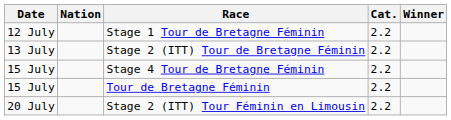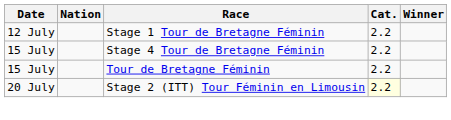- row: (236, 51)
(381, 106) no background -> (381, 87) lightyellow background
